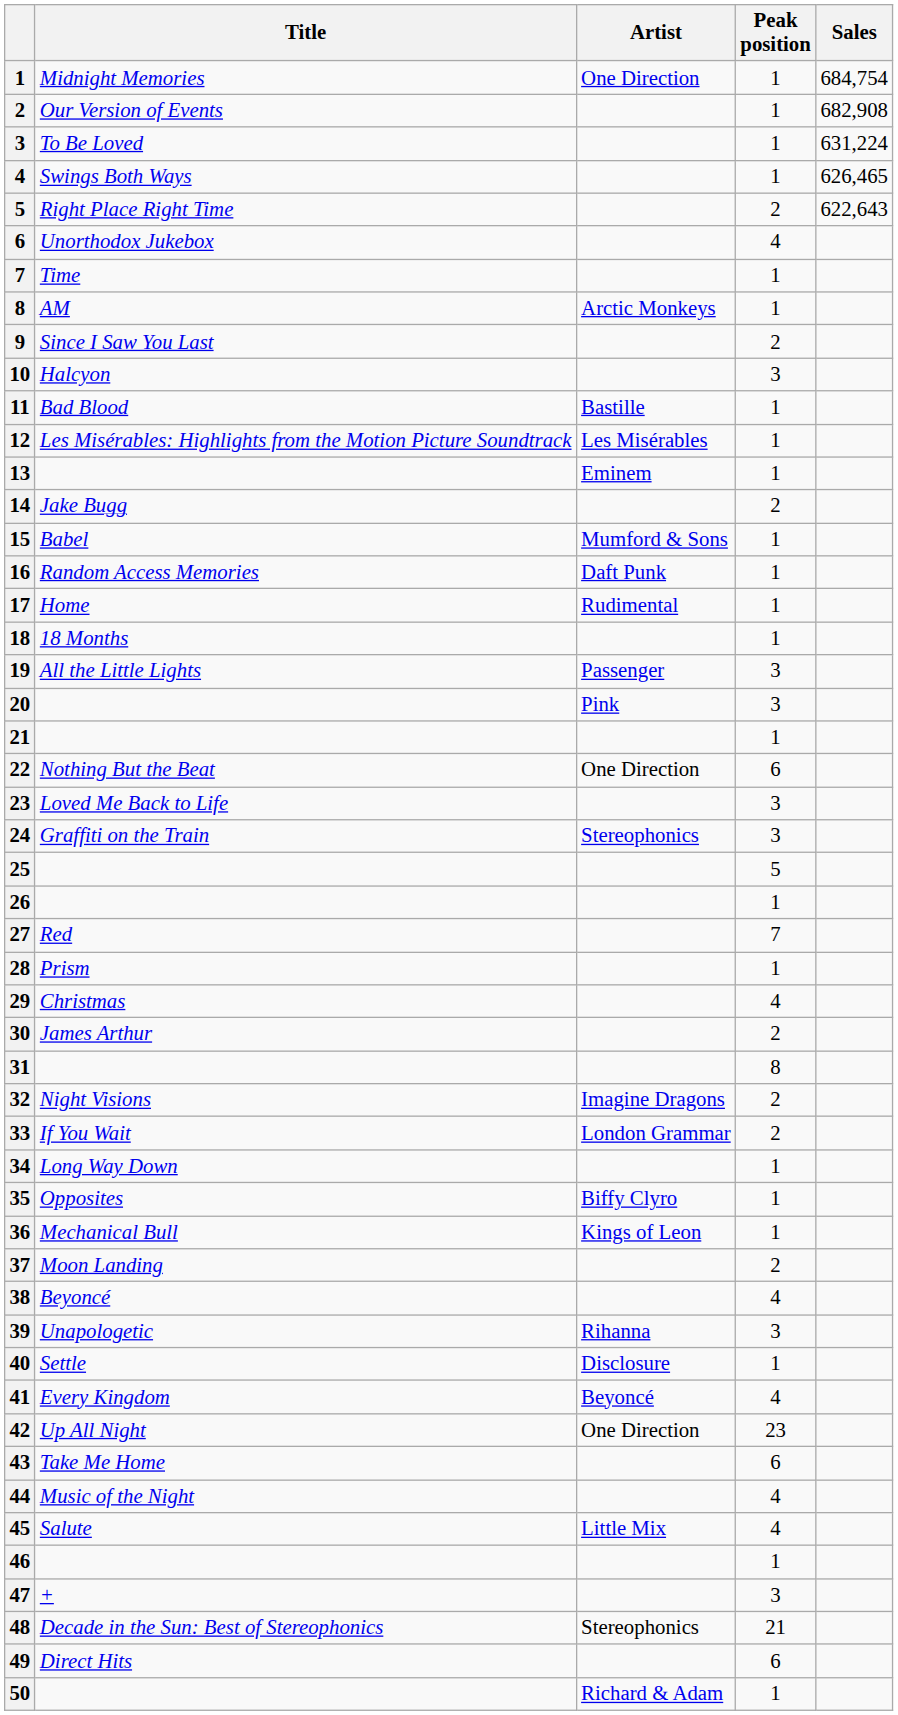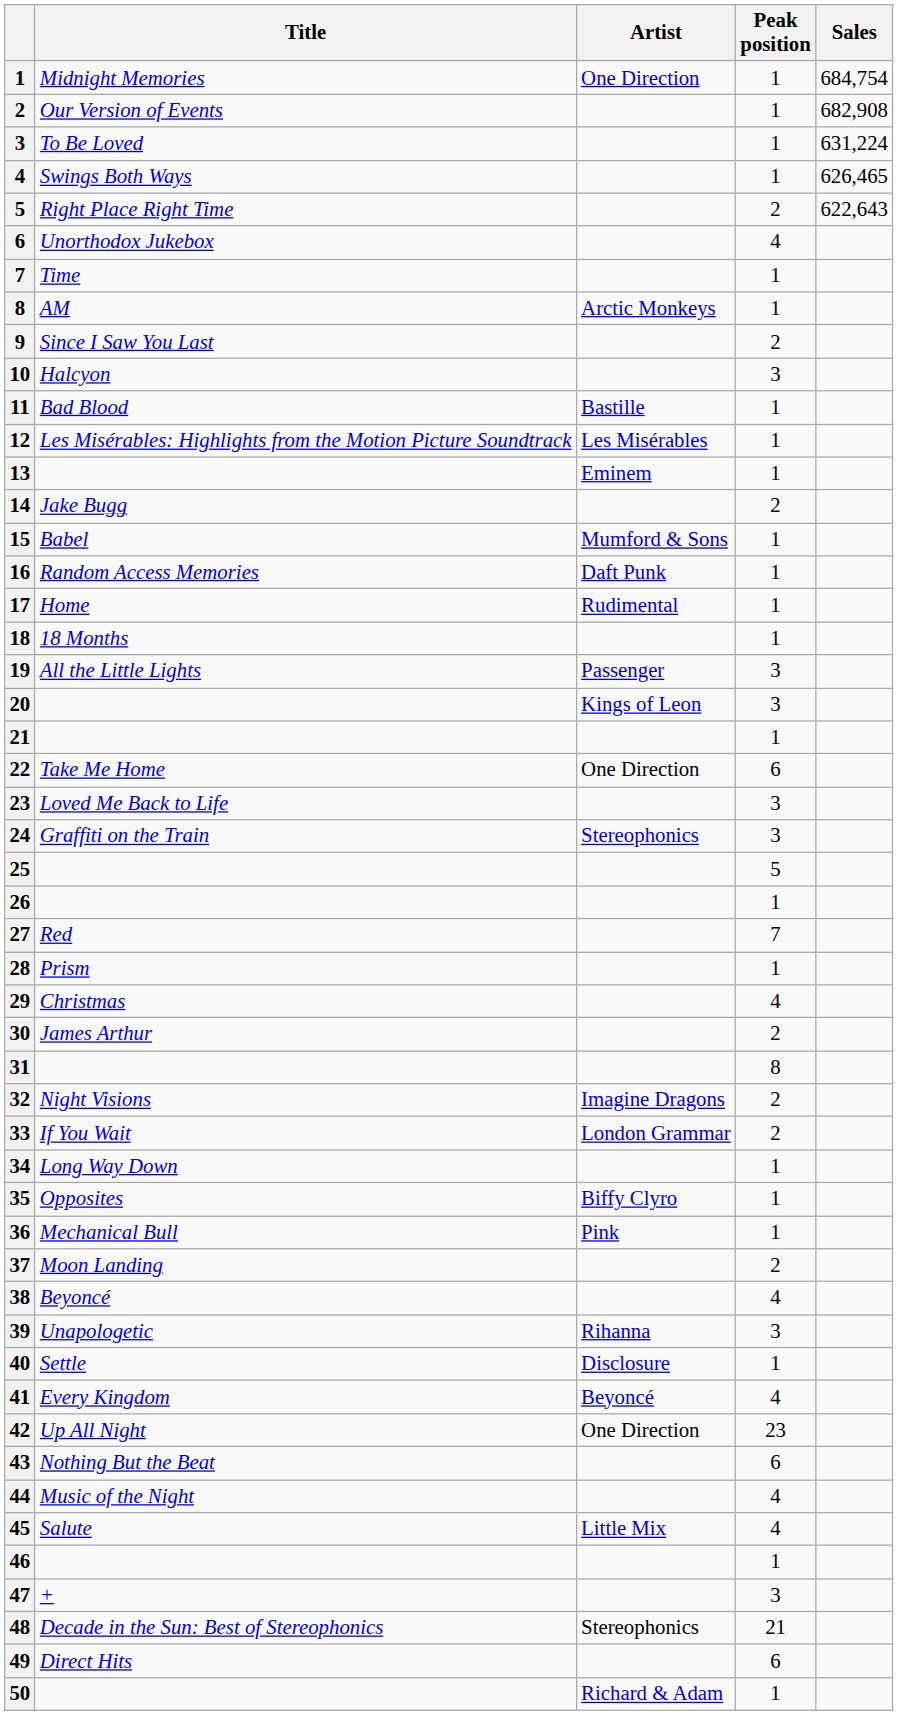(600, 704) Pink -> (641, 704) Kings of Leon
(127, 770) Nothing But the Beat -> (102, 770) Take Me Home
(641, 1231) Kings of Leon -> (600, 1231) Pink
(102, 1462) Take Me Home -> (127, 1462) Nothing But the Beat
